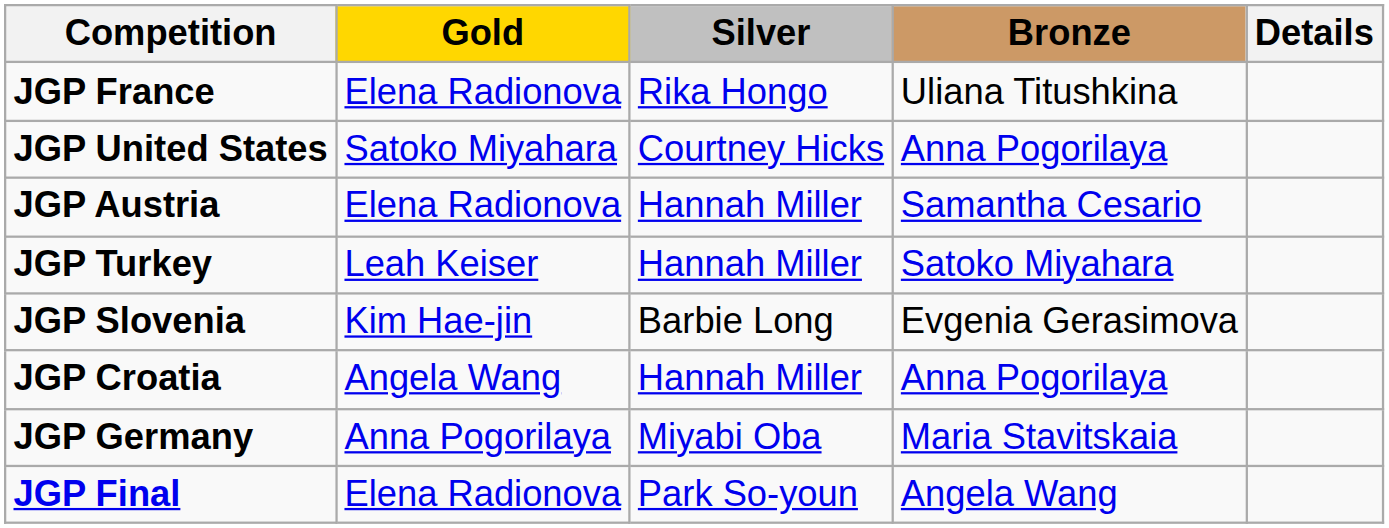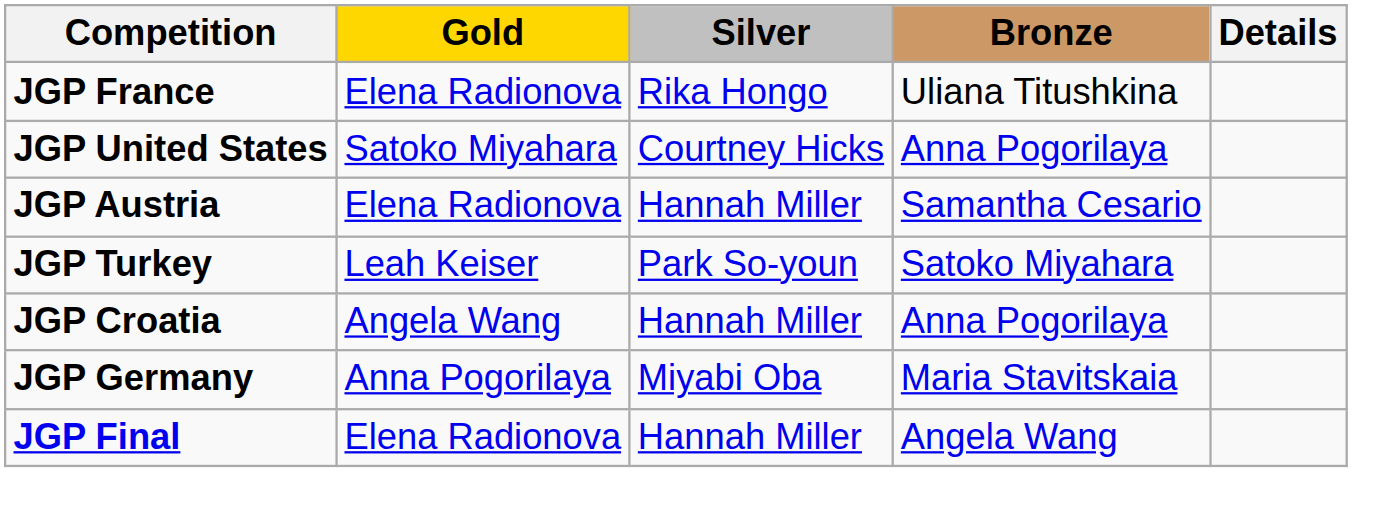(750, 263) Hannah Miller -> (748, 263) Park So-youn
- row: (129, 321)
(748, 494) Park So-youn -> (750, 436) Hannah Miller
